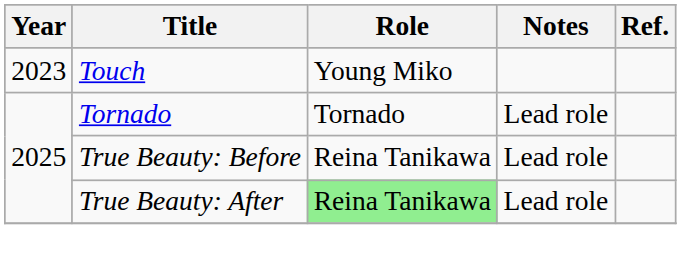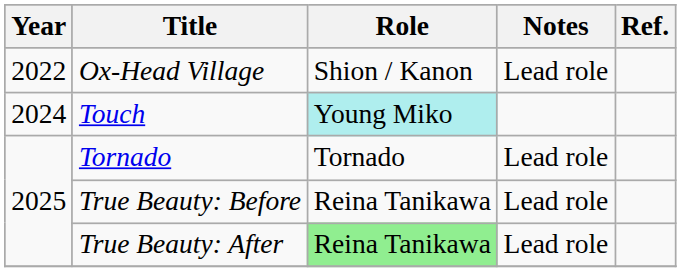+ row: (172, 69)
(39, 69) 2023 -> (39, 113) 2024
(383, 69) no background -> (383, 113) paleturquoise background
